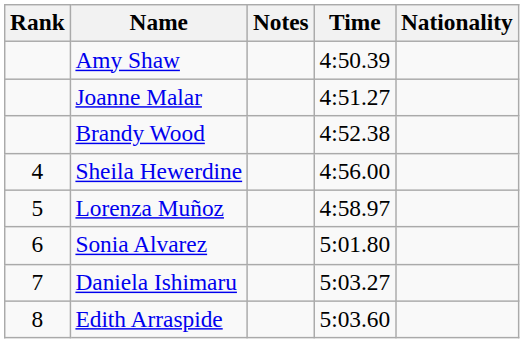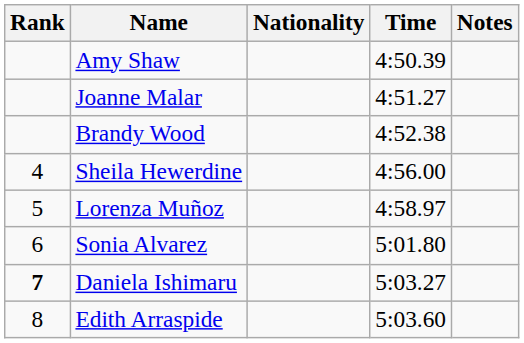columns swapped: (457, 23) <-> (281, 23)
(37, 282) normal -> (37, 282) bold
